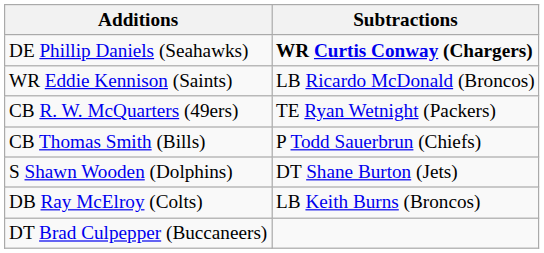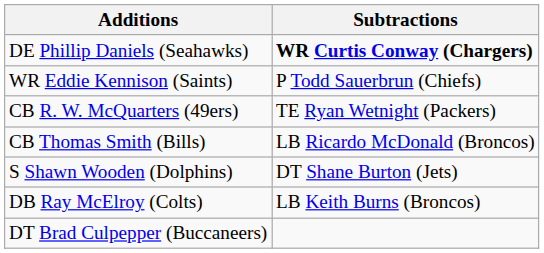(405, 80) LB Ricardo McDonald (Broncos) -> (379, 80) P Todd Sauerbrun (Chiefs)
(379, 141) P Todd Sauerbrun (Chiefs) -> (405, 141) LB Ricardo McDonald (Broncos)
